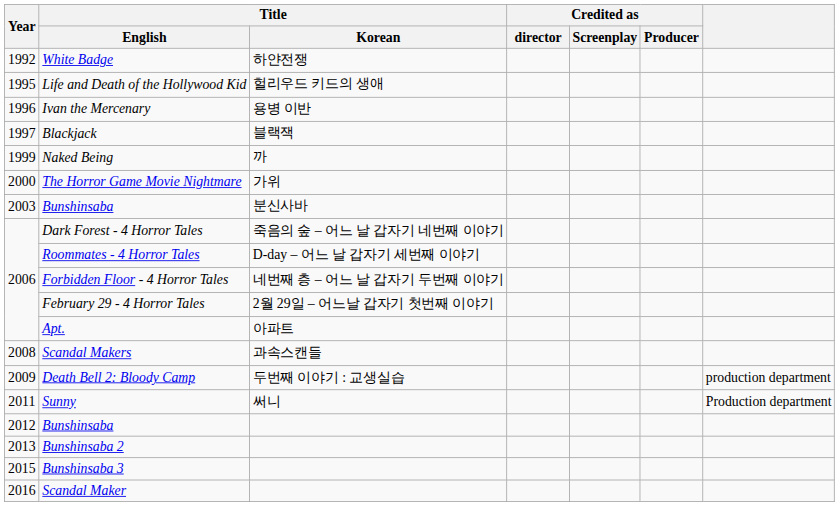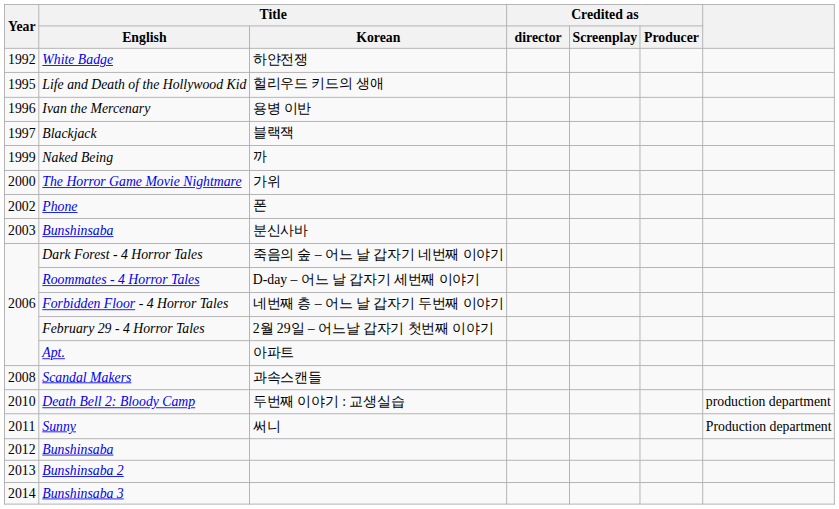+ row: (60, 206)
(22, 377) 2009 -> (22, 401) 2010
(22, 468) 2015 -> (22, 493) 2014
- row: (84, 490)
